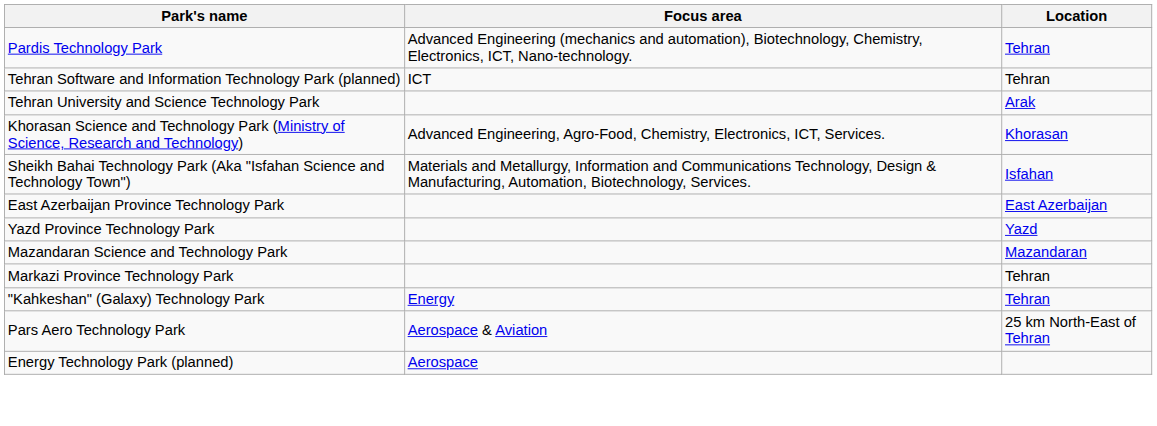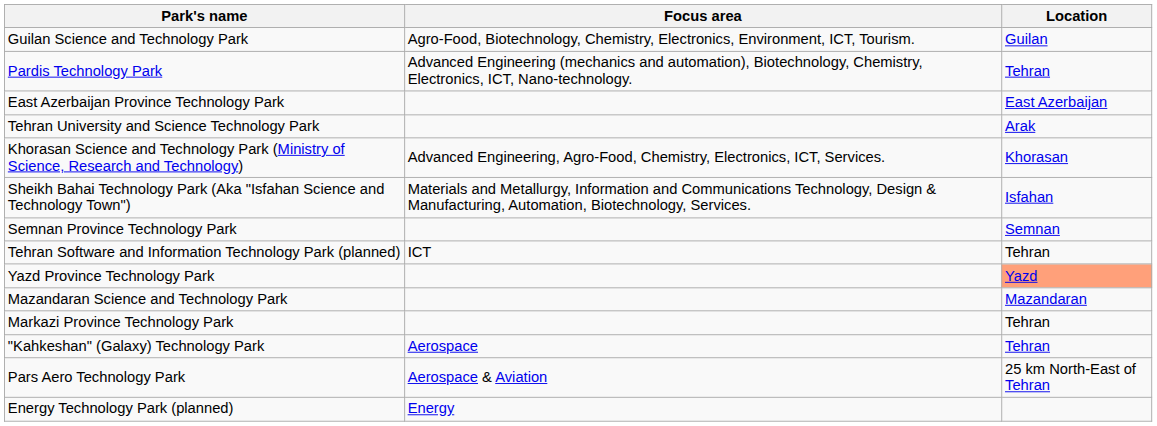+ row: (128, 39)
rows swapped: (204, 79) <-> (146, 205)
+ row: (122, 229)
(1021, 229) no background -> (1021, 275) lightsalmon background
(431, 299) Energy -> (443, 345) Aerospace
(443, 362) Aerospace -> (431, 409) Energy
